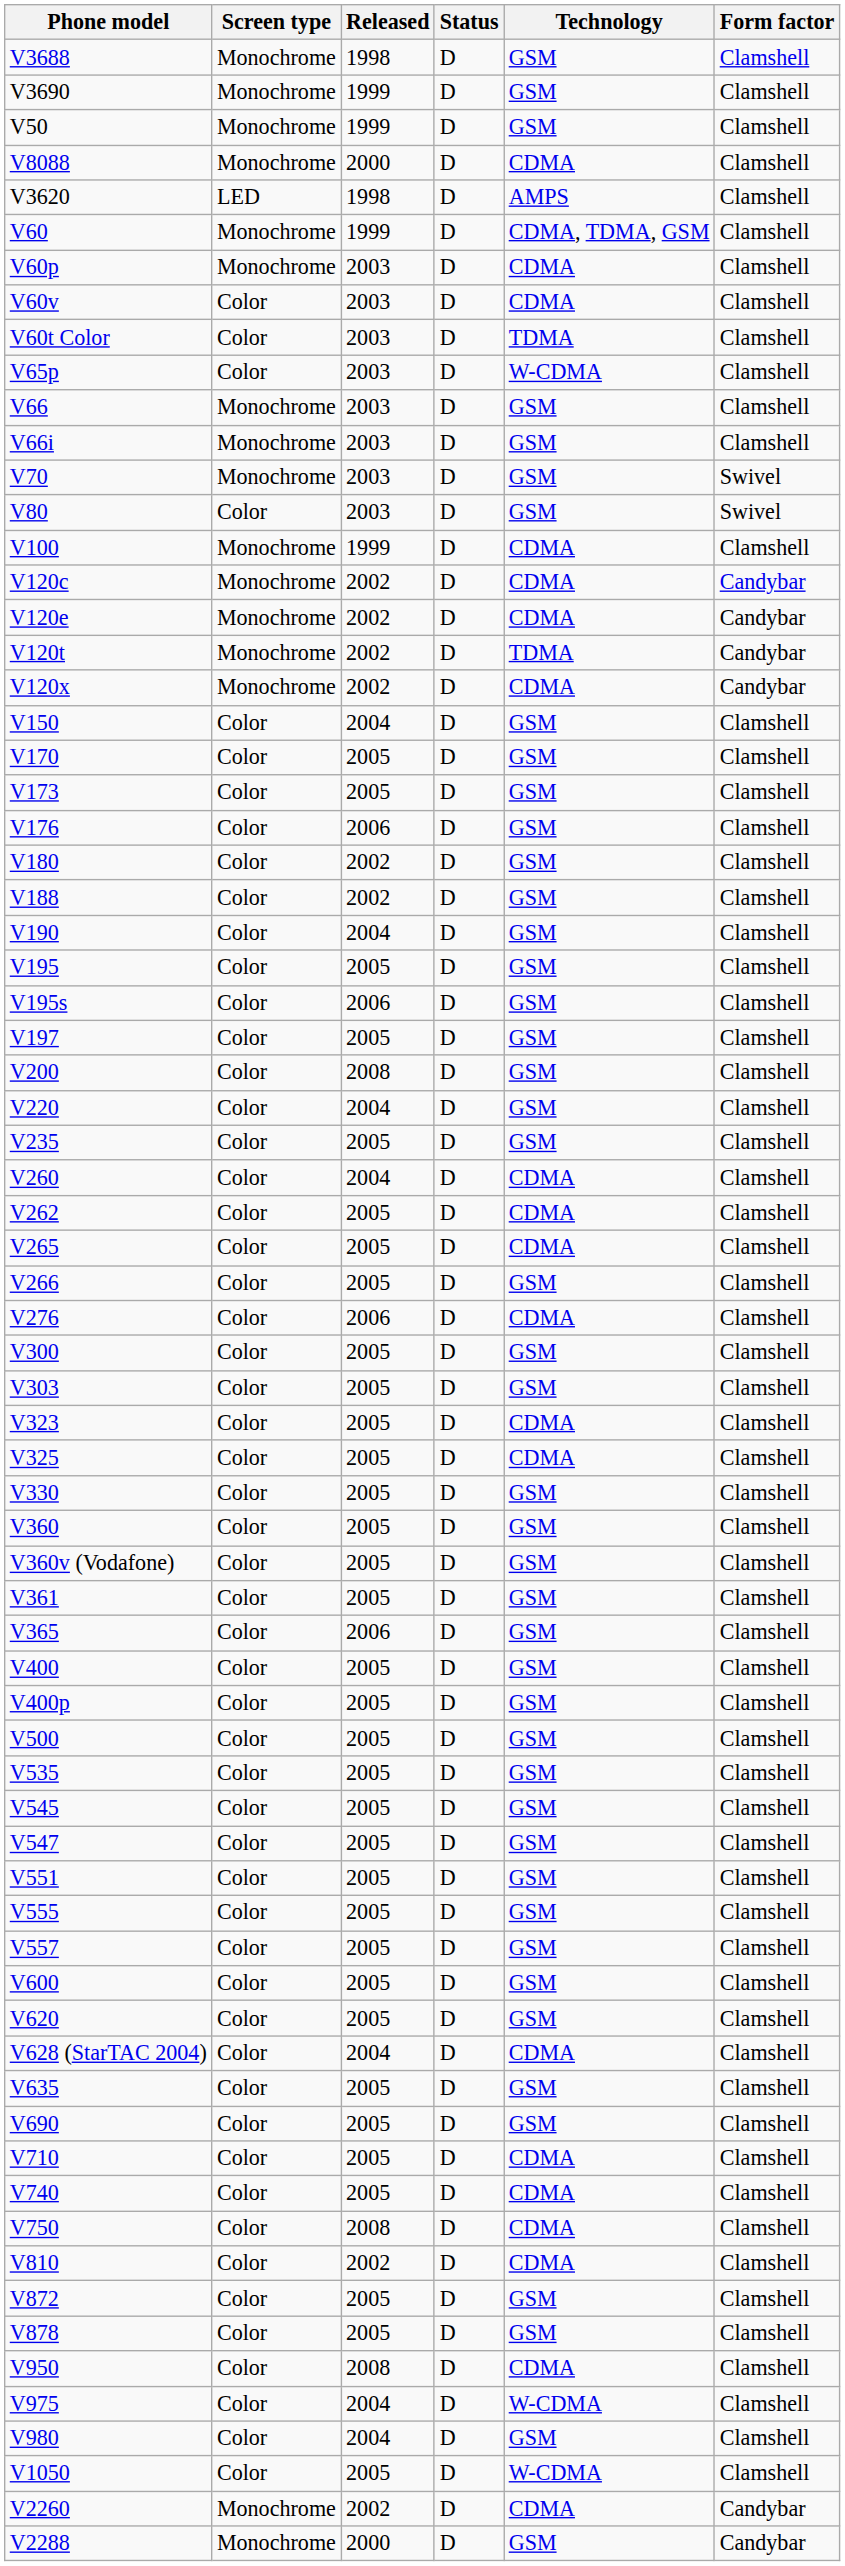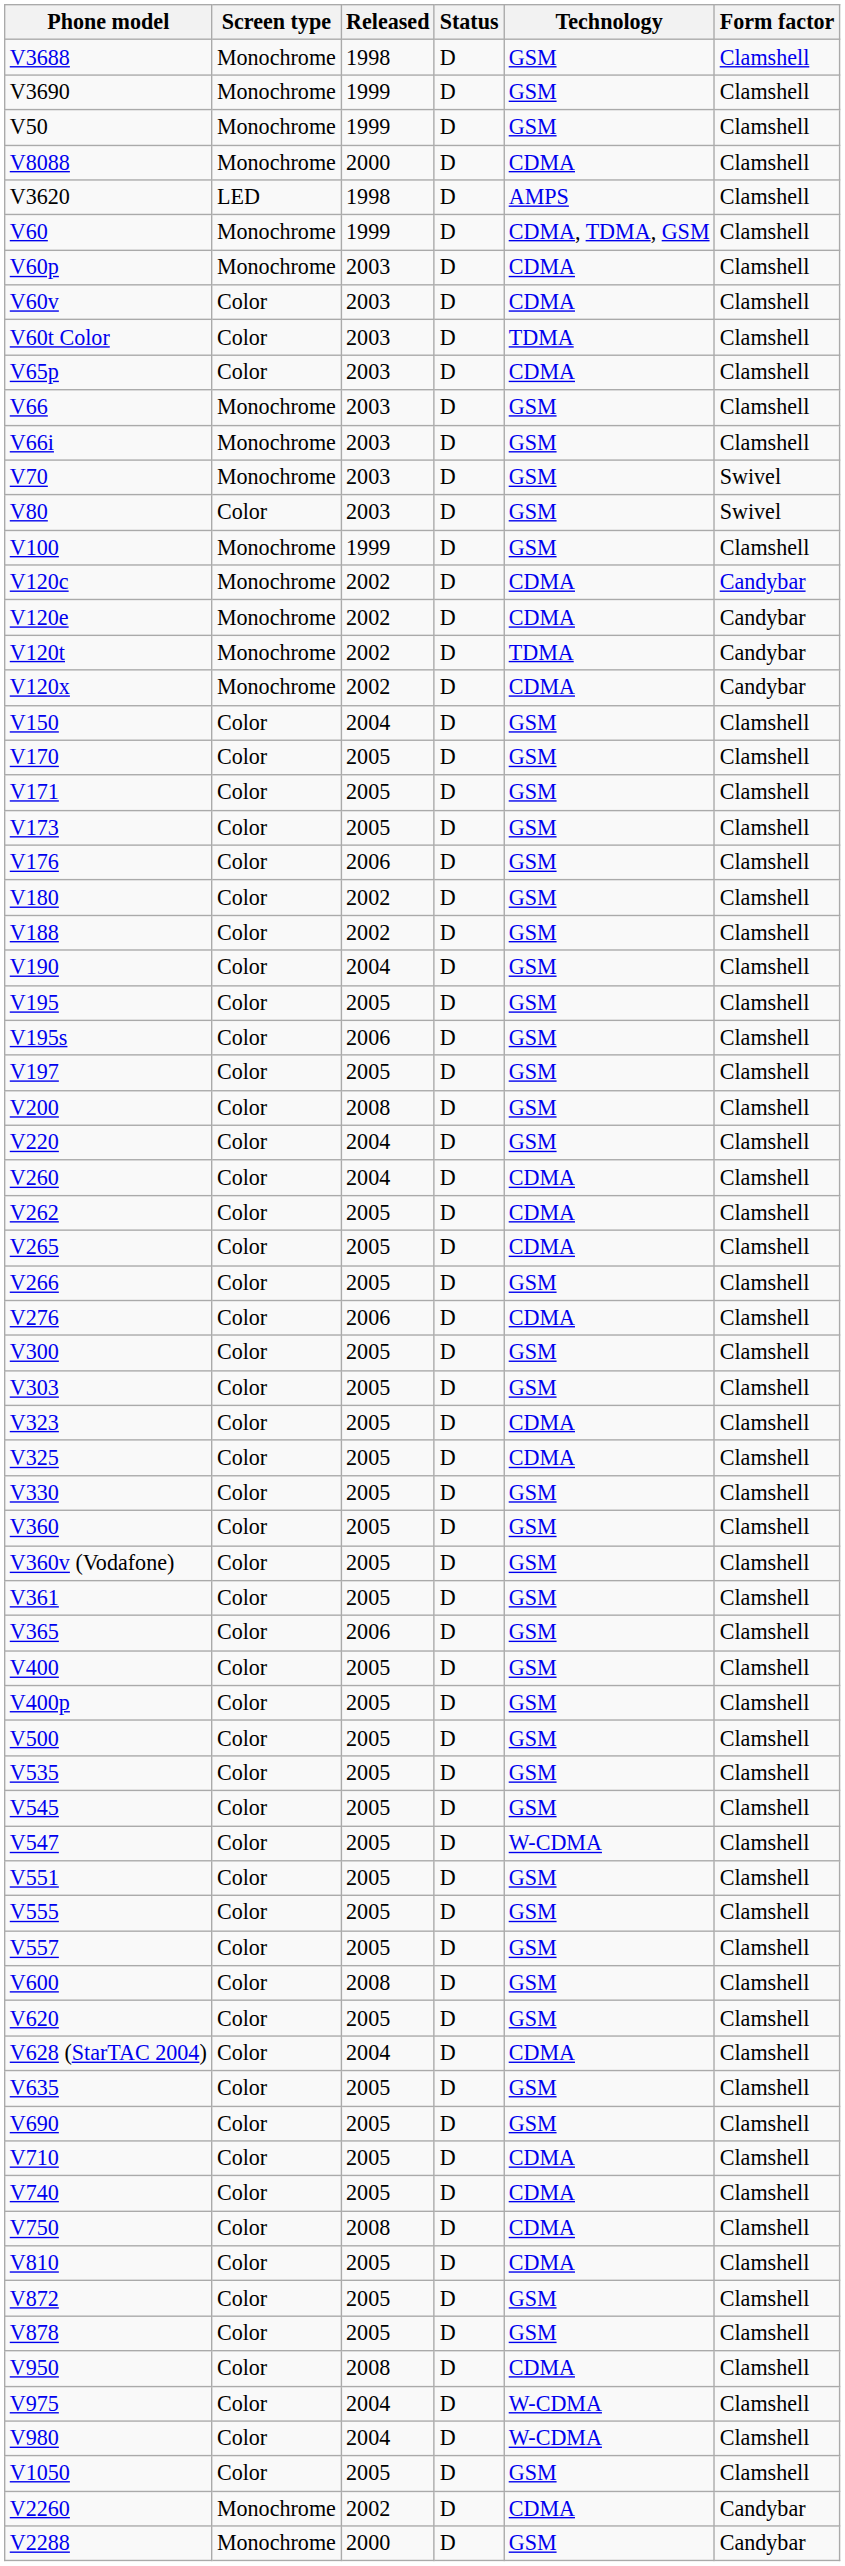(555, 372) W-CDMA -> (542, 372) CDMA
(542, 547) CDMA -> (533, 547) GSM
+ row: (34, 792)
- row: (34, 1142)
(533, 1842) GSM -> (555, 1842) W-CDMA
(368, 1982) 2005 -> (368, 1982) 2008
(368, 2263) 2002 -> (368, 2263) 2005
(533, 2438) GSM -> (555, 2438) W-CDMA
(555, 2473) W-CDMA -> (533, 2473) GSM
